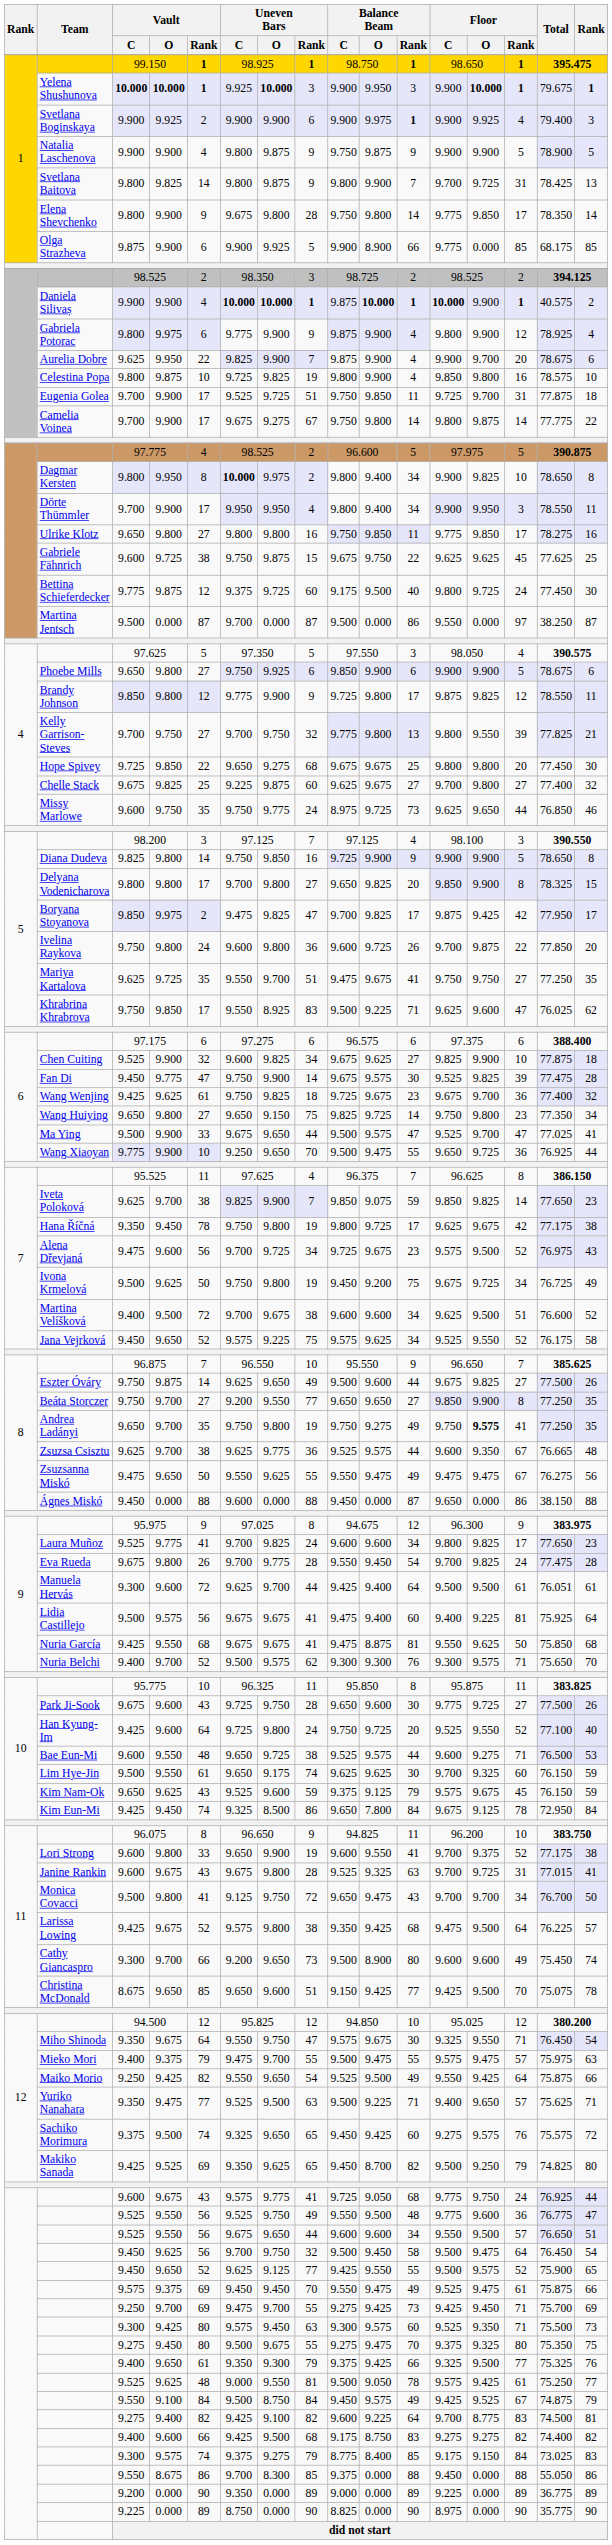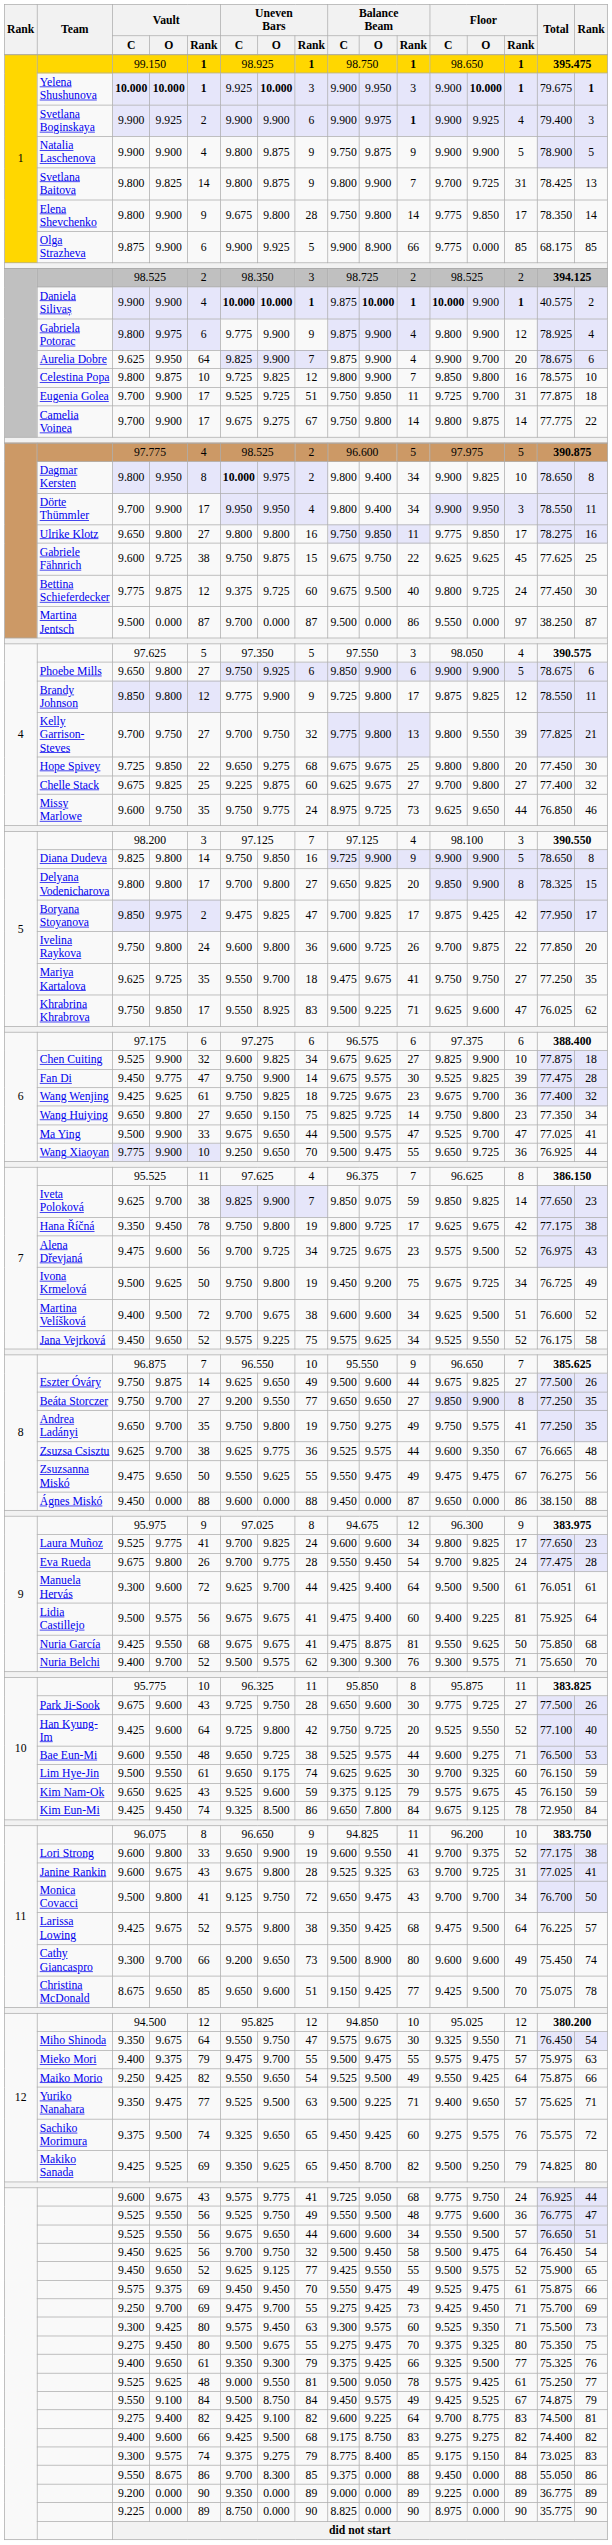(204, 359) 22 -> (204, 359) 64
(311, 378) 19 -> (311, 378) 12
(413, 378) 4 -> (413, 378) 7
(344, 590) 9.175 -> (344, 590) 9.675
(311, 979) 51 -> (311, 979) 18
(486, 1426) bold -> (486, 1426) normal
(311, 1730) 24 -> (311, 1730) 42
(556, 1871) 77.015 -> (556, 1871) 77.025
